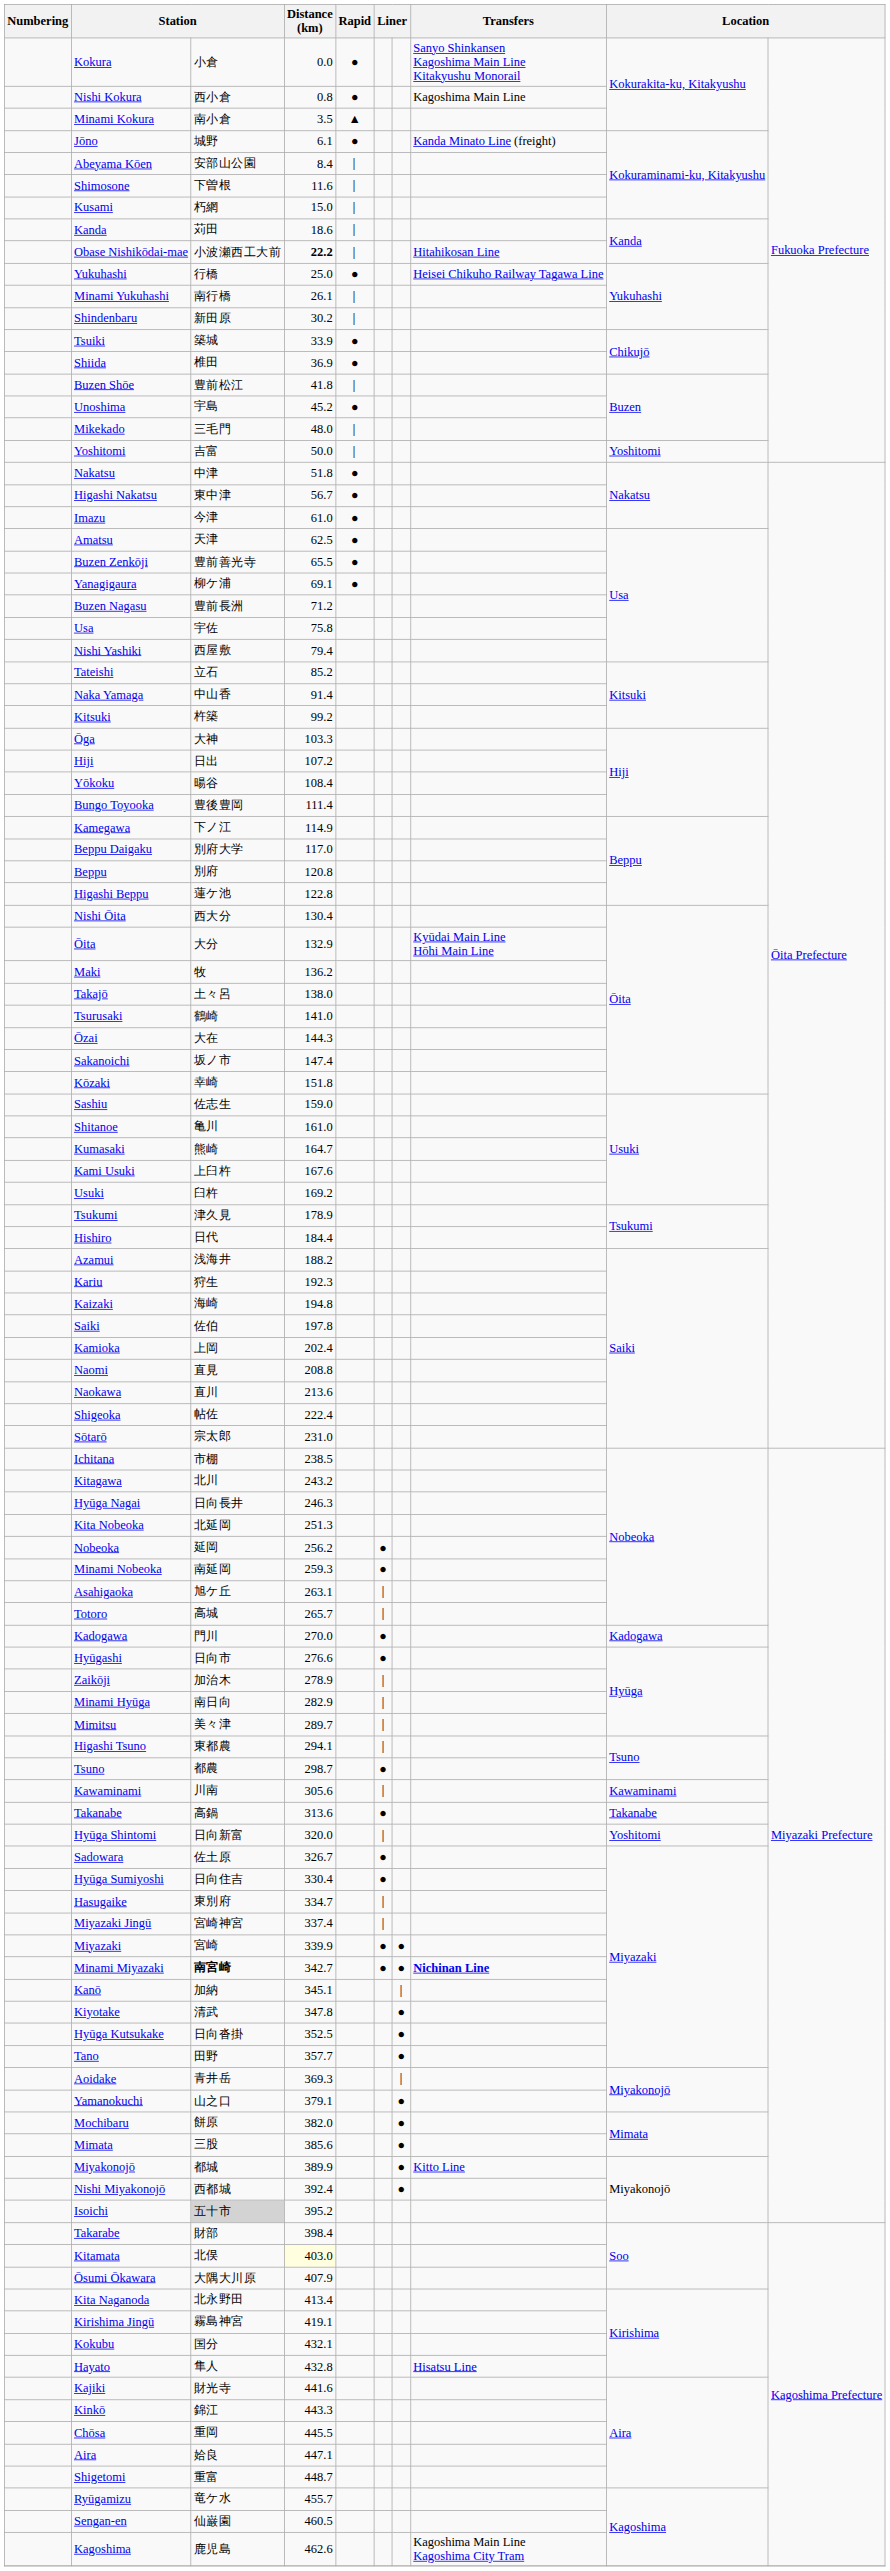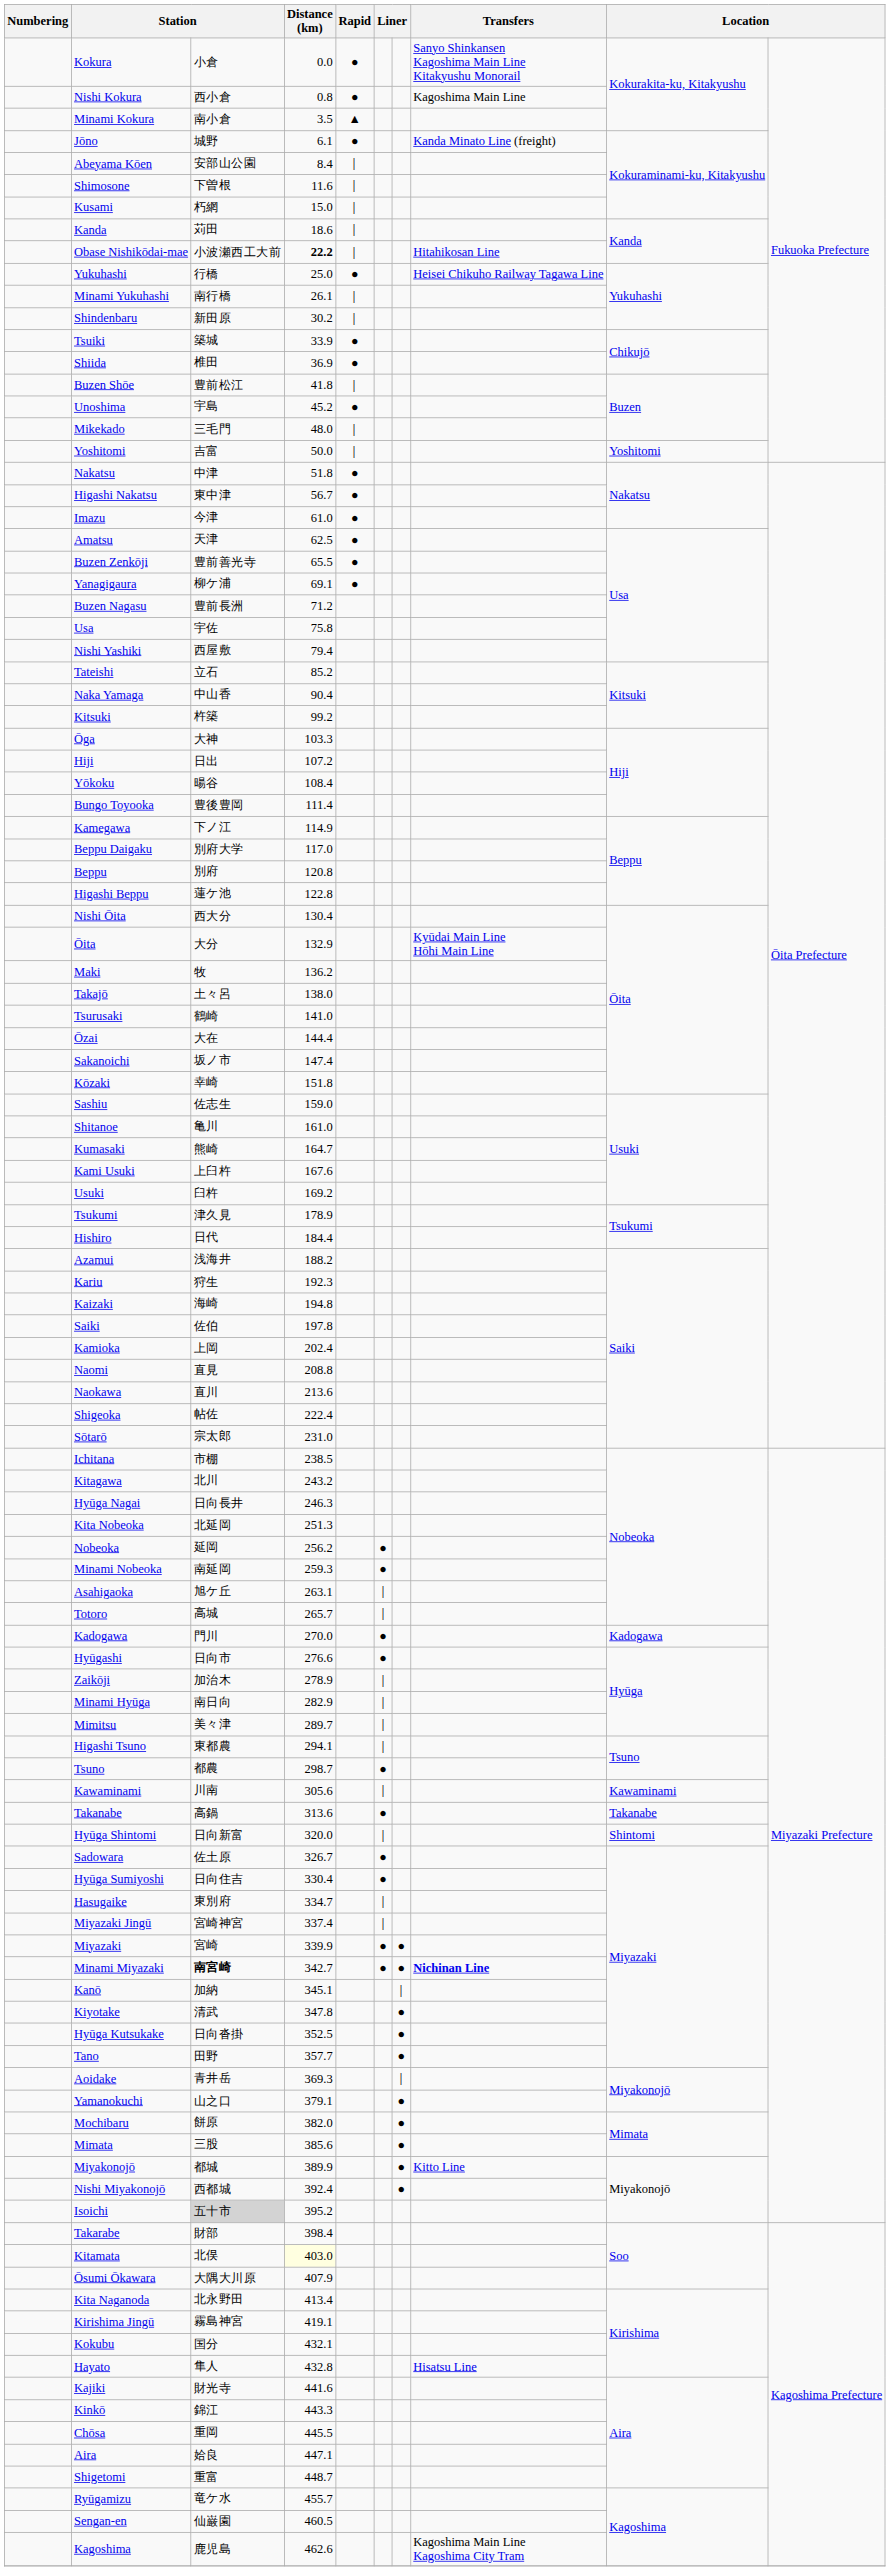(322, 694) 91.4 -> (322, 694) 90.4
(319, 1038) 144.3 -> (319, 1038) 144.4
(635, 1835) Yoshitomi -> (632, 1835) Shintomi
